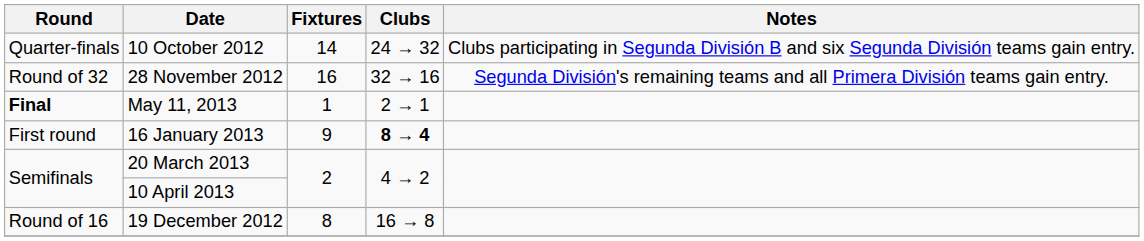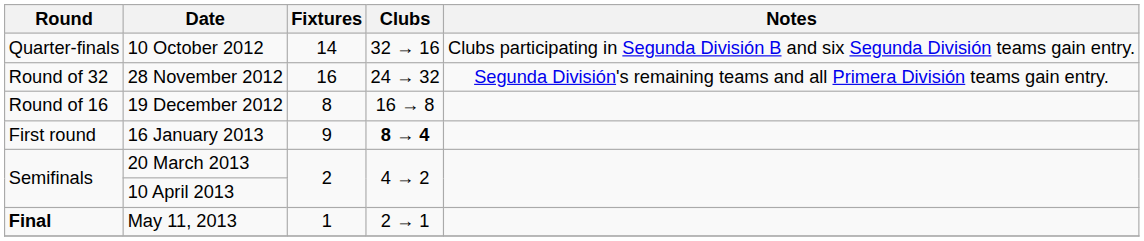(405, 47) 24 → 32 -> (405, 47) 32 → 16
(405, 76) 32 → 16 -> (405, 76) 24 → 32
rows swapped: (205, 221) <-> (182, 105)
